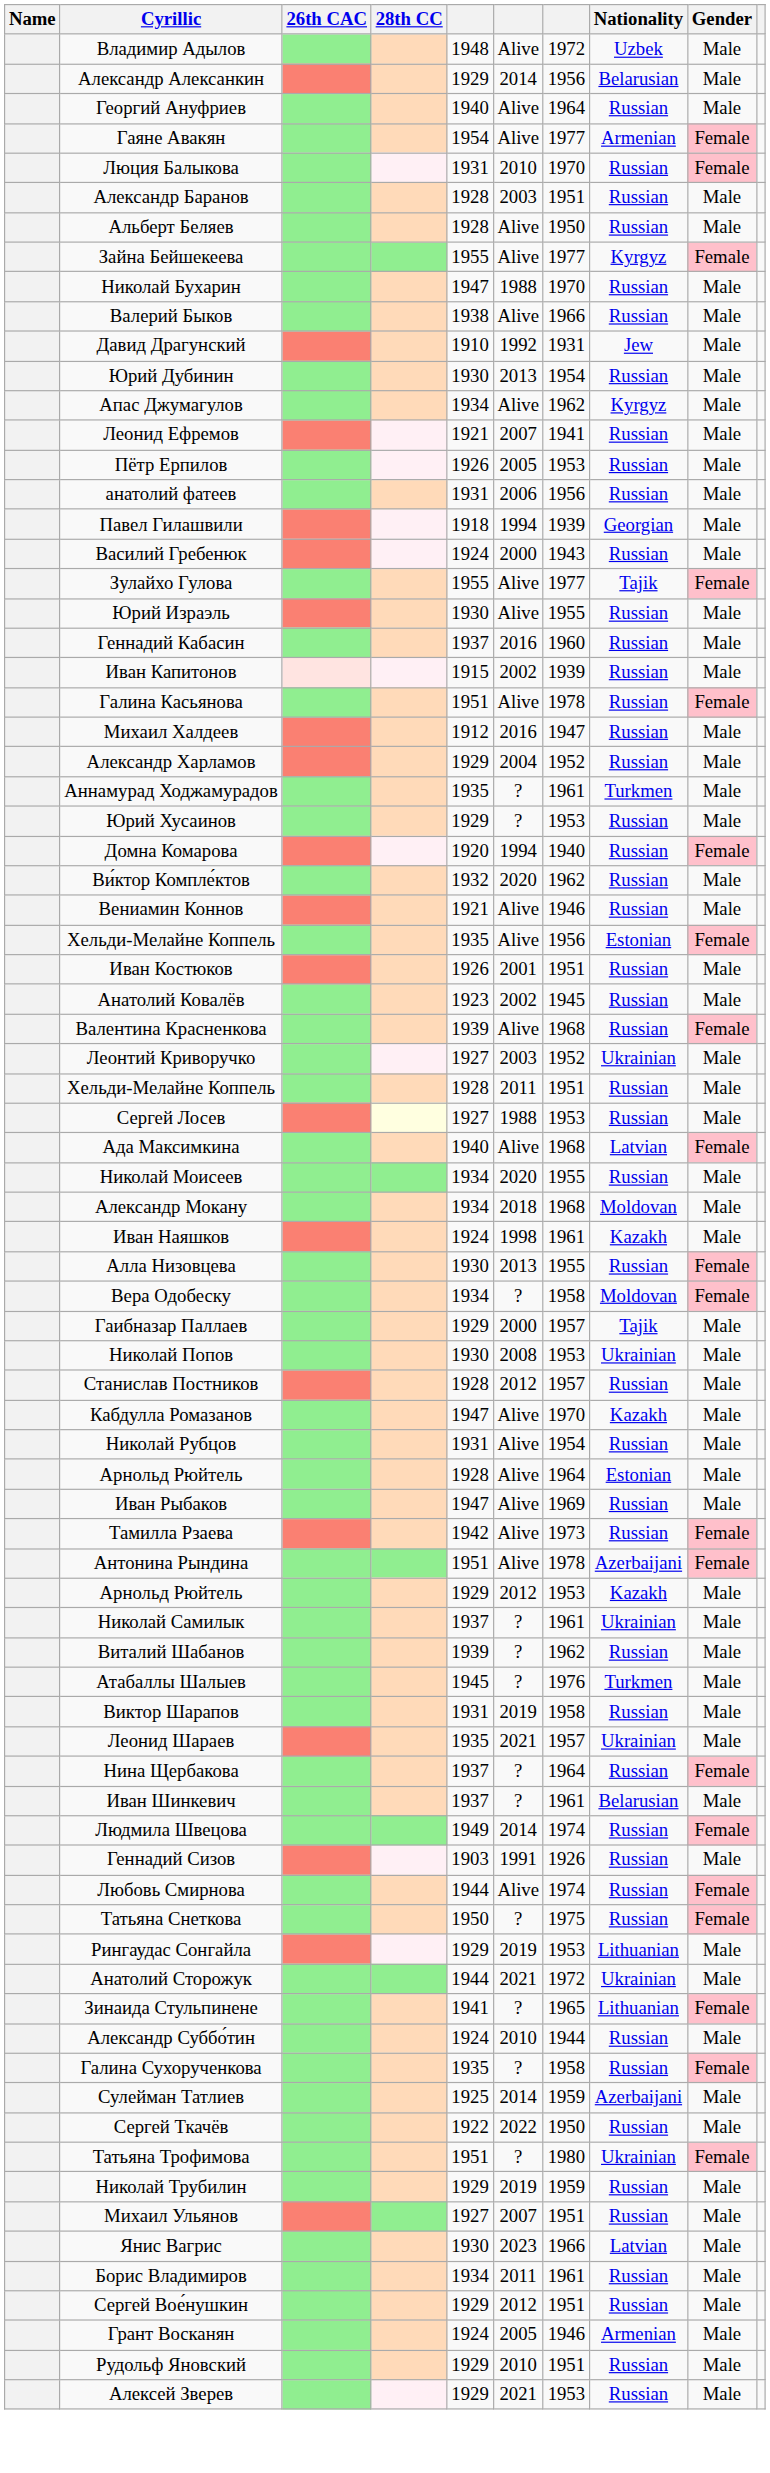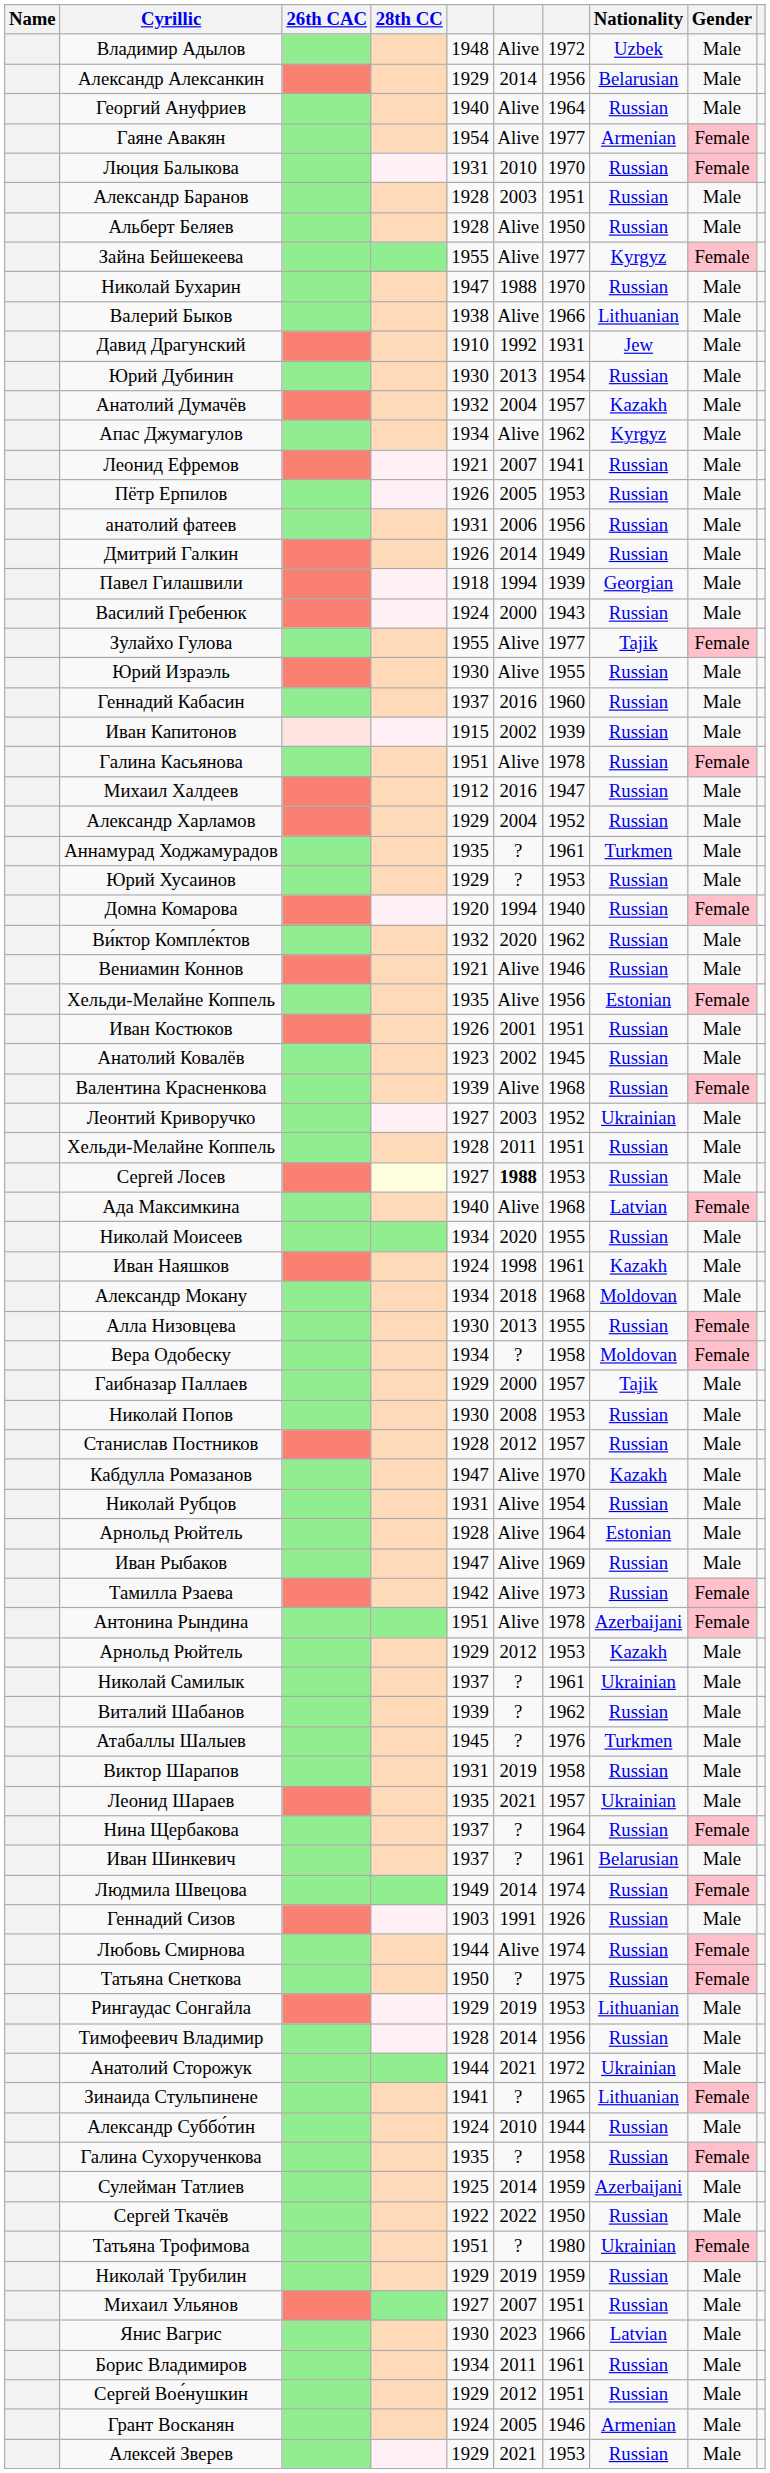(638, 316) Russian -> (638, 316) Lithuanian
+ row: (32, 405)
+ row: (32, 554)
(518, 1117) normal -> (518, 1177) bold
rows swapped: (32, 1207) <-> (32, 1237)
(638, 1355) Ukrainian -> (638, 1414) Russian
+ row: (32, 2038)
- row: (32, 2365)
